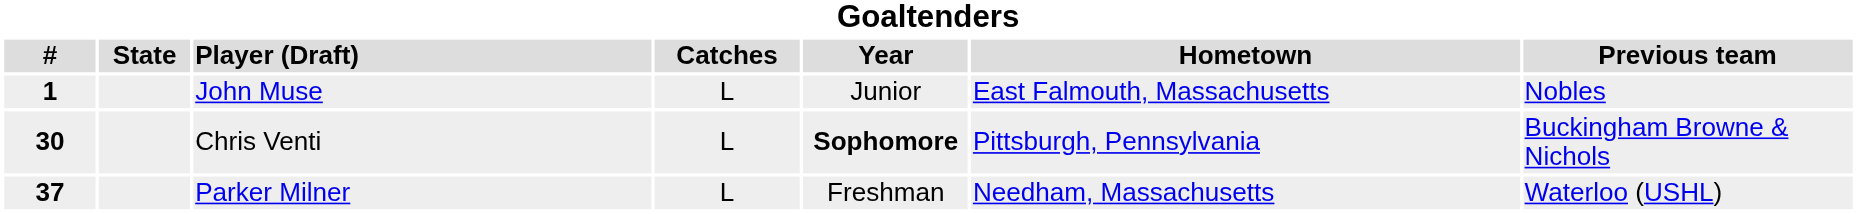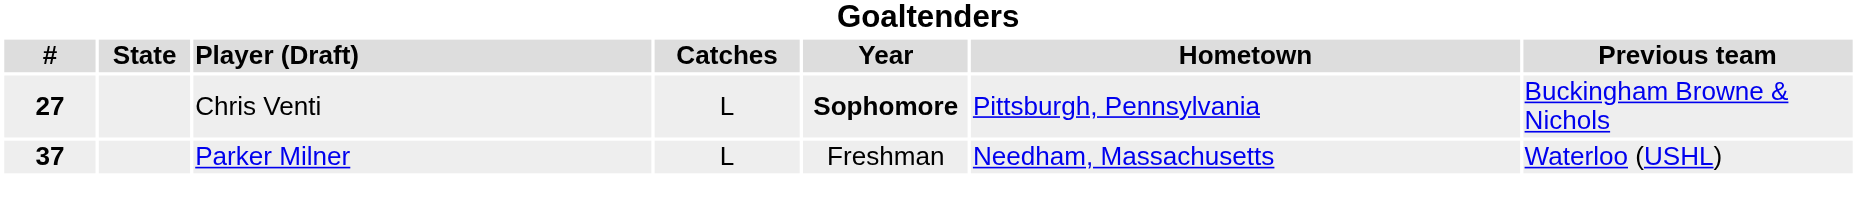- row: (259, 91)
(50, 142) 30 -> (50, 106) 27
